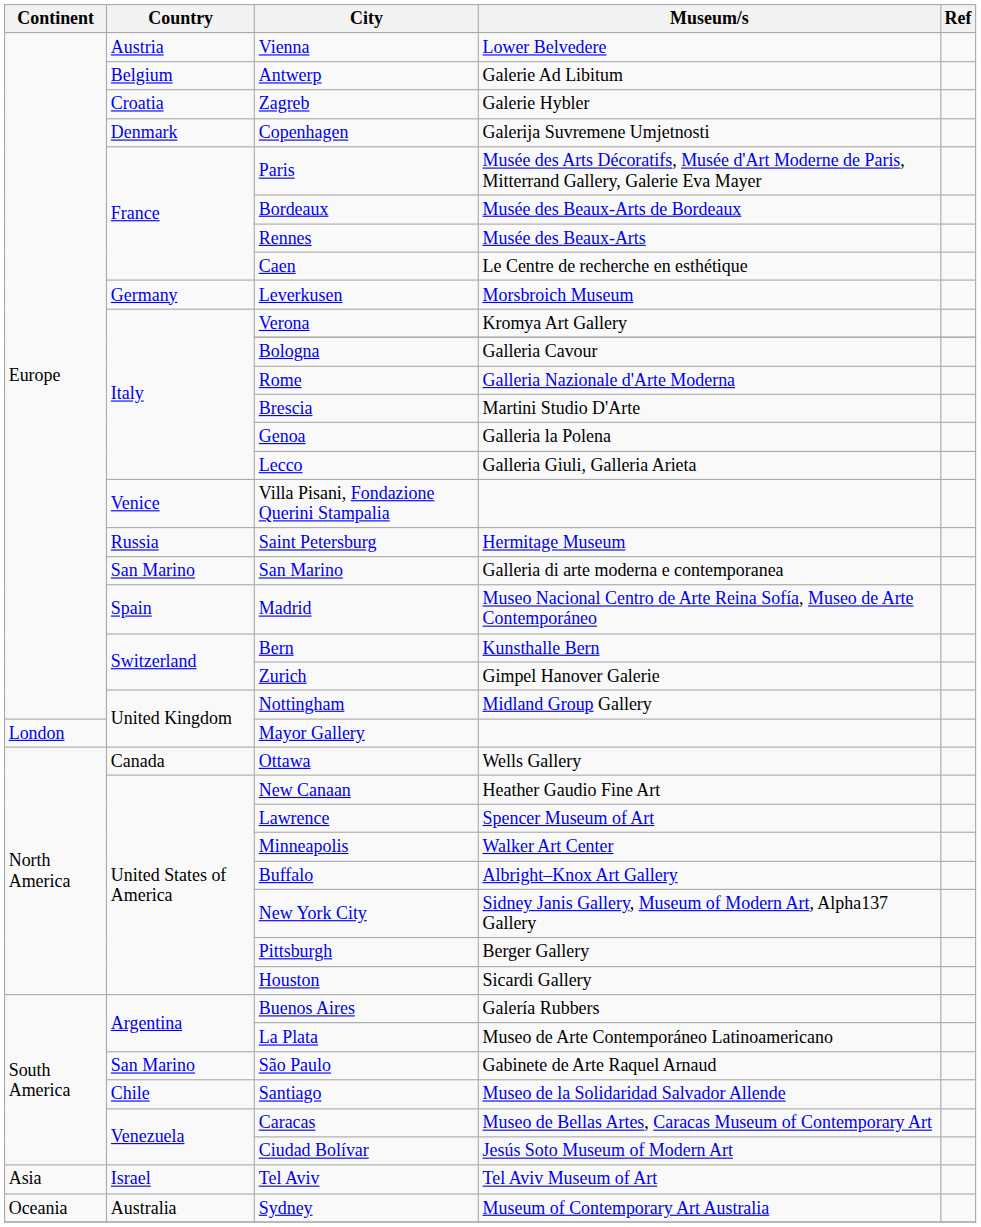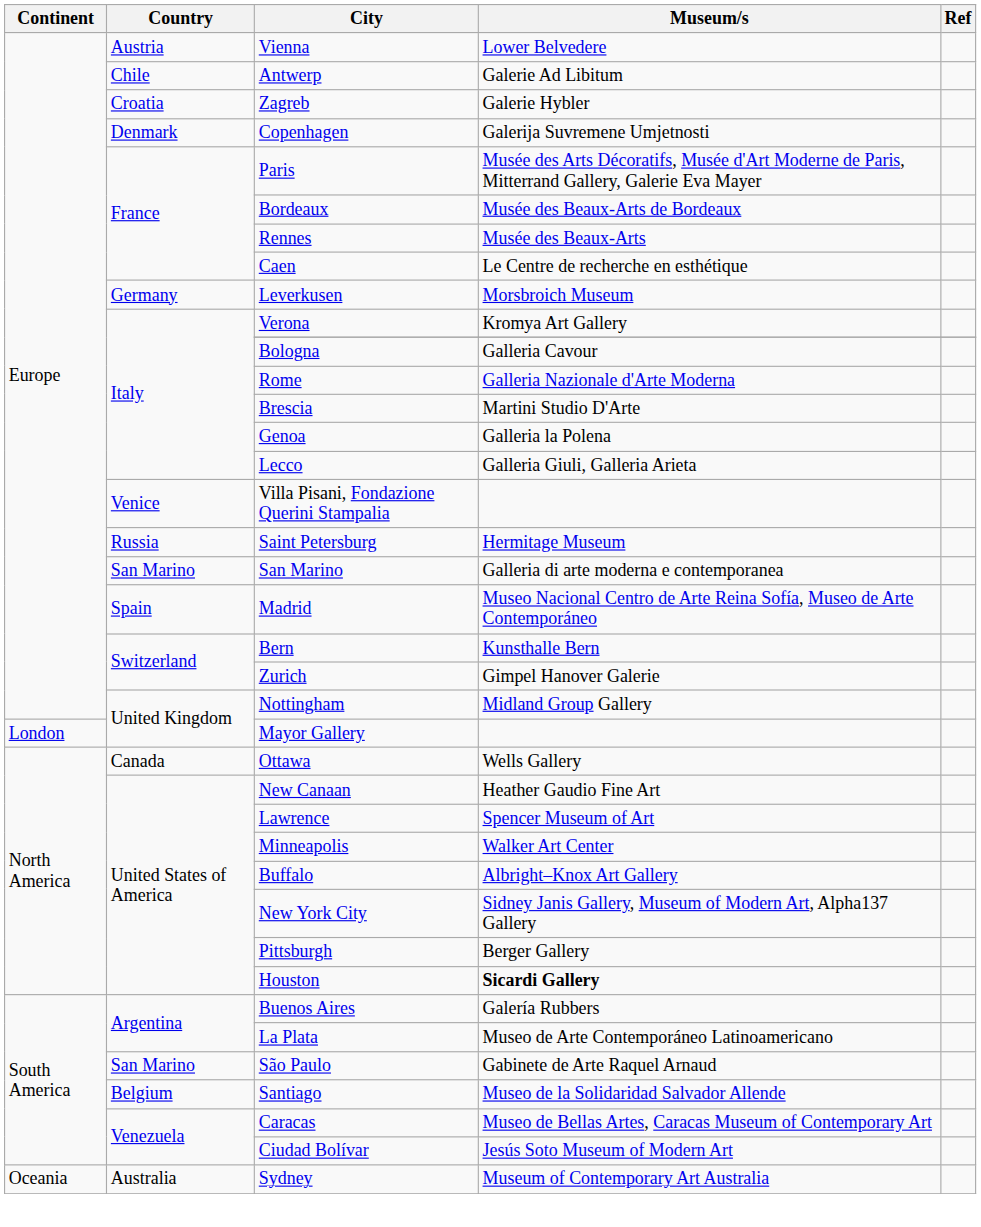(142, 75) Belgium -> (130, 75) Chile
(537, 980) normal -> (541, 980) bold
(130, 1094) Chile -> (142, 1094) Belgium
- row: (289, 1179)
